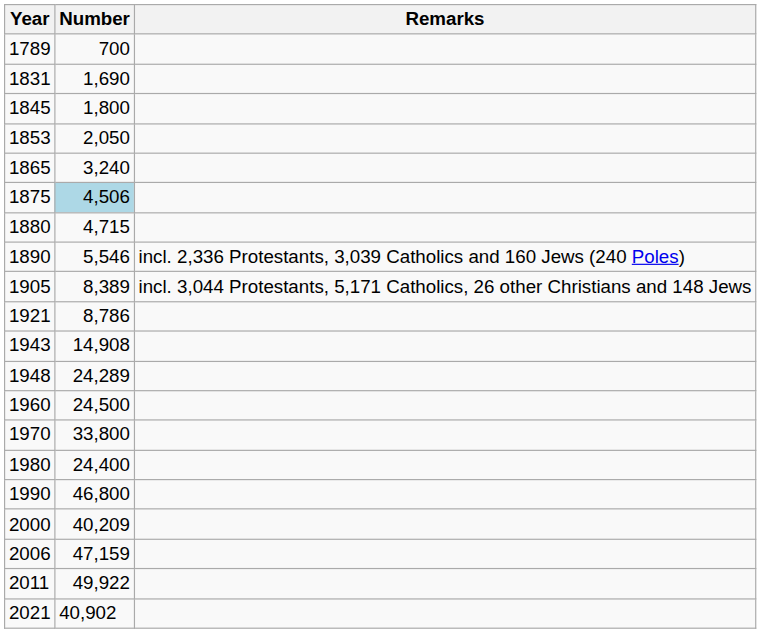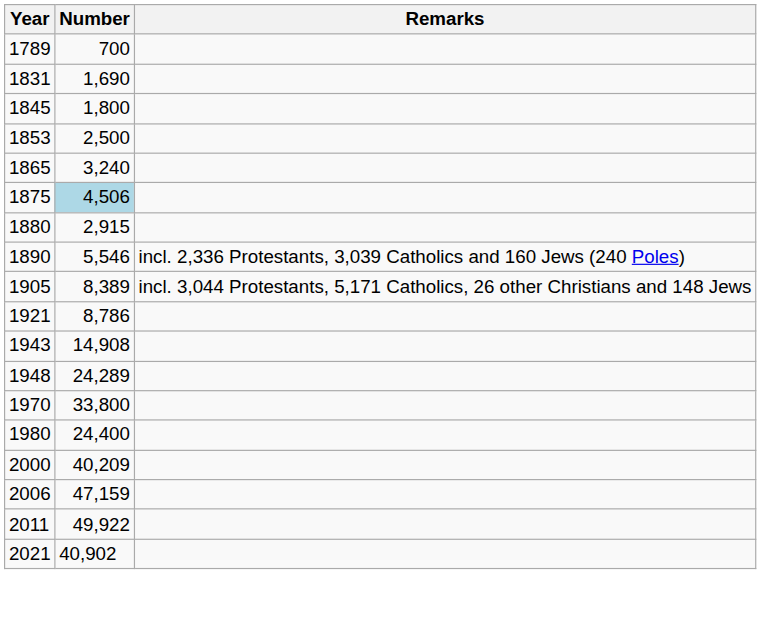(106, 138) 2,050 -> (106, 138) 2,500
(106, 227) 4,715 -> (106, 227) 2,915
- row: (30, 405)
- row: (30, 494)
